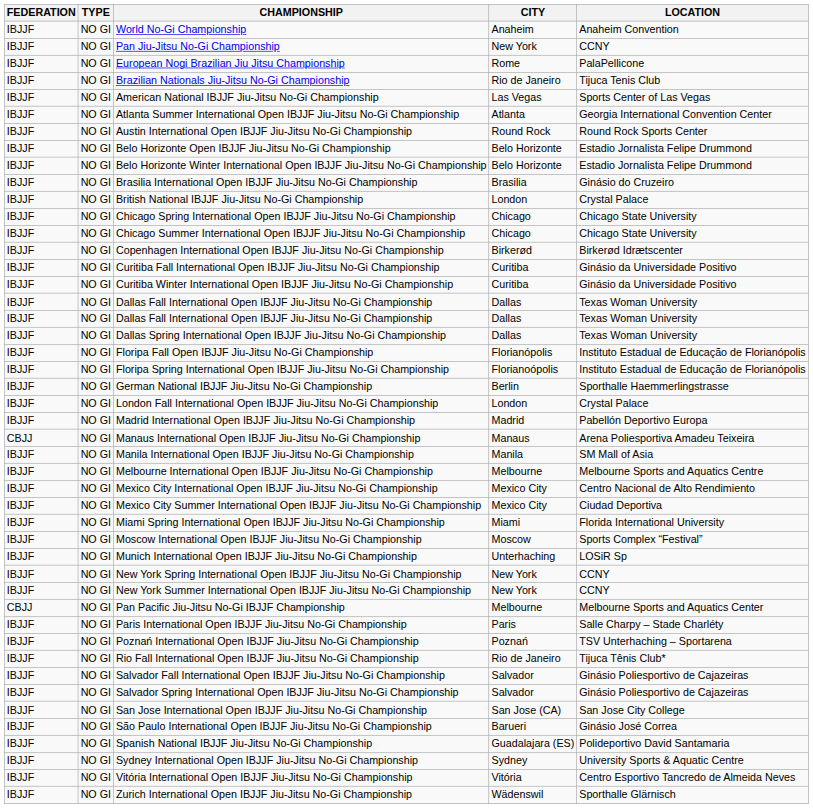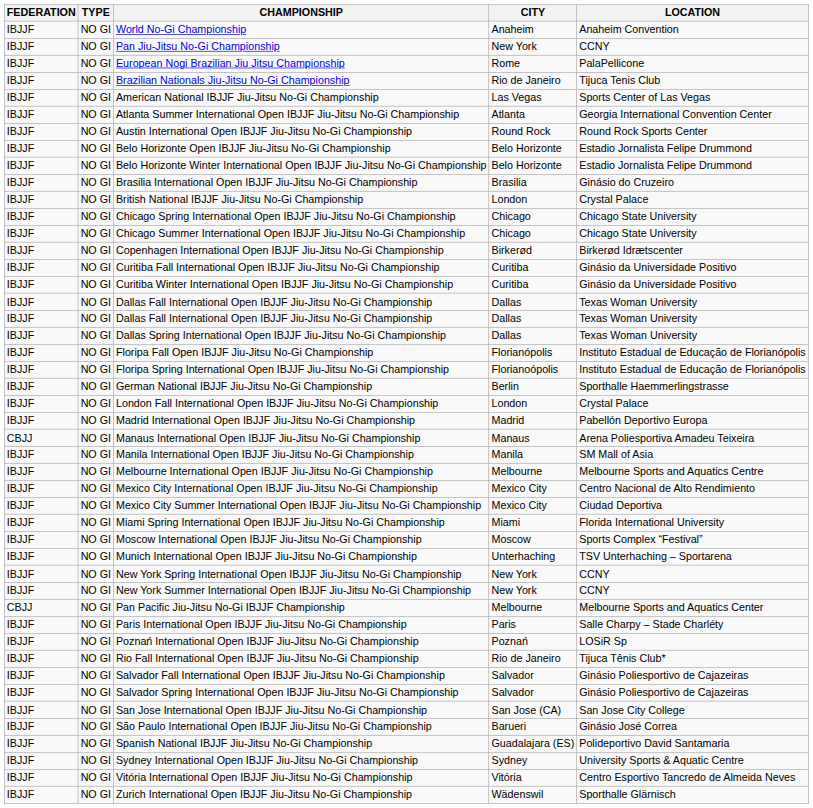(603, 557) LOSiR Sp -> (656, 557) TSV Unterhaching – Sportarena
(656, 642) TSV Unterhaching – Sportarena -> (603, 642) LOSiR Sp
